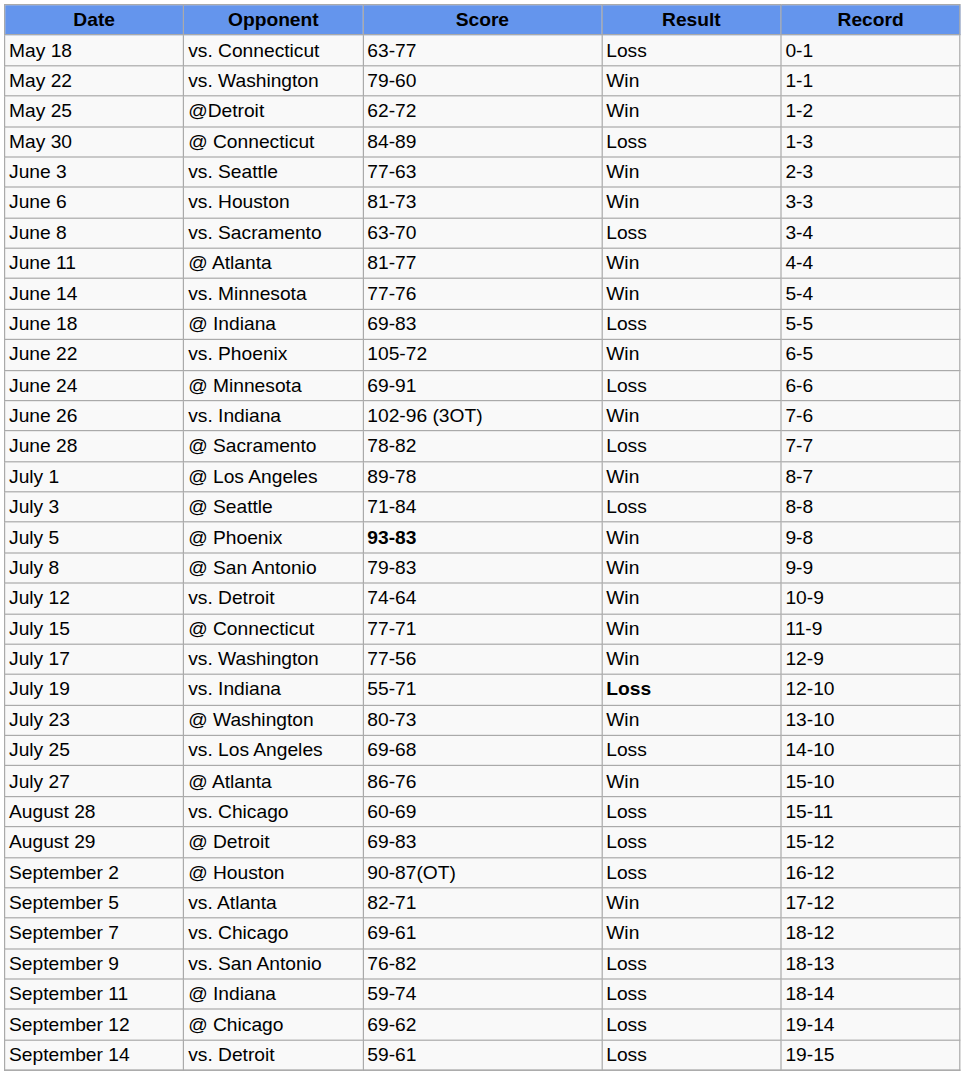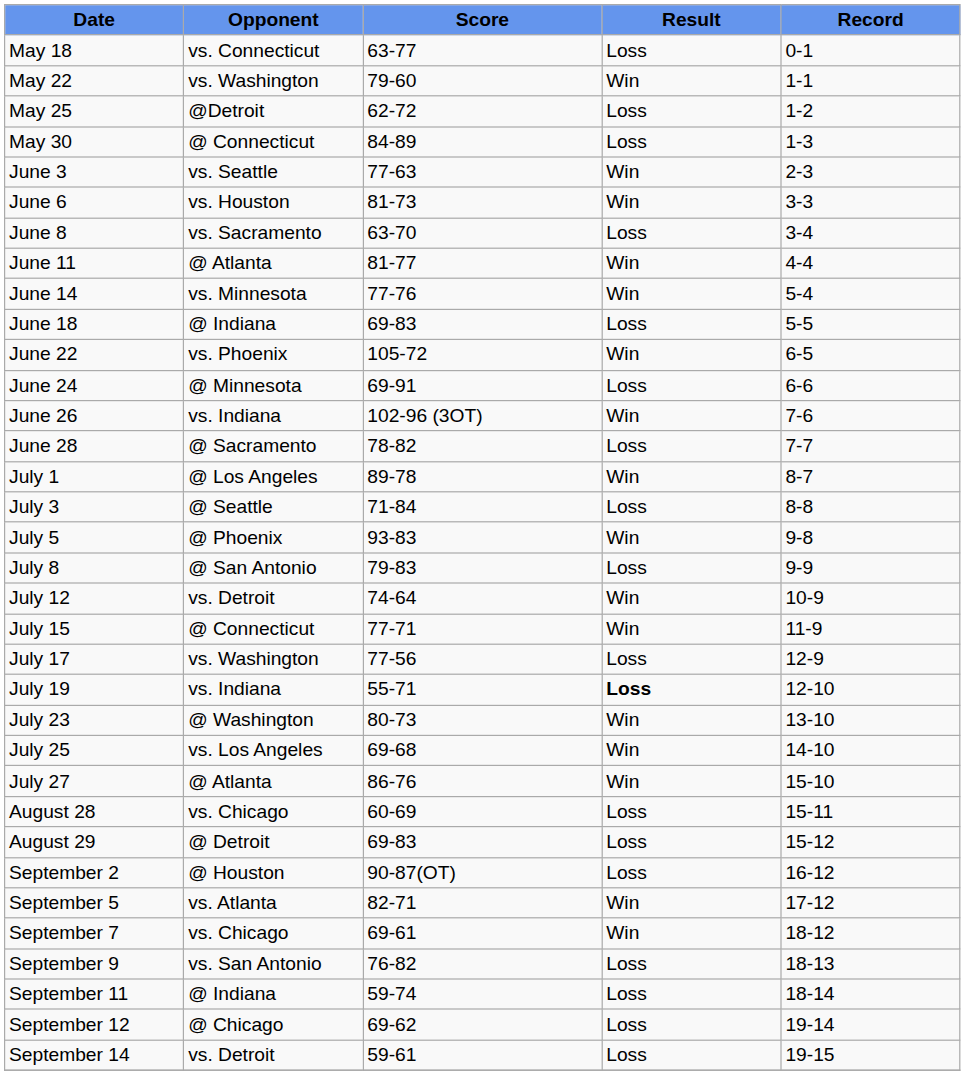(623, 111) Win -> (627, 111) Loss
(392, 537) bold -> (392, 537) normal
(623, 567) Win -> (627, 567) Loss
(623, 659) Win -> (627, 659) Loss
(627, 750) Loss -> (623, 750) Win
